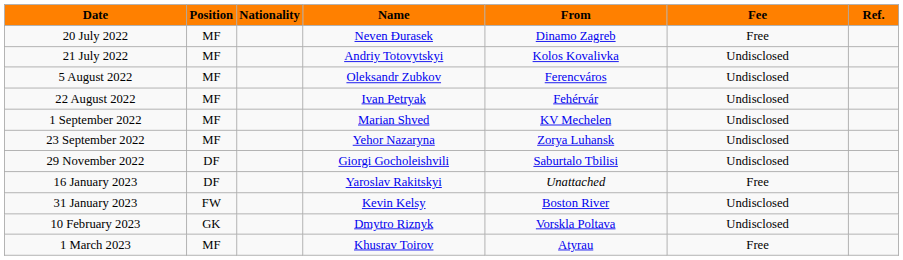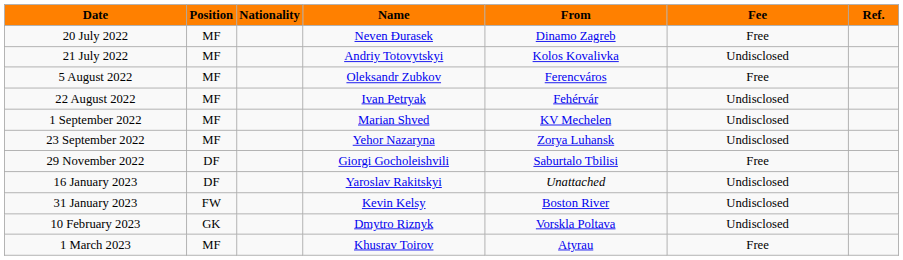(758, 78) Undisclosed -> (758, 78) Free
(758, 161) Undisclosed -> (758, 161) Free
(758, 182) Free -> (758, 182) Undisclosed
